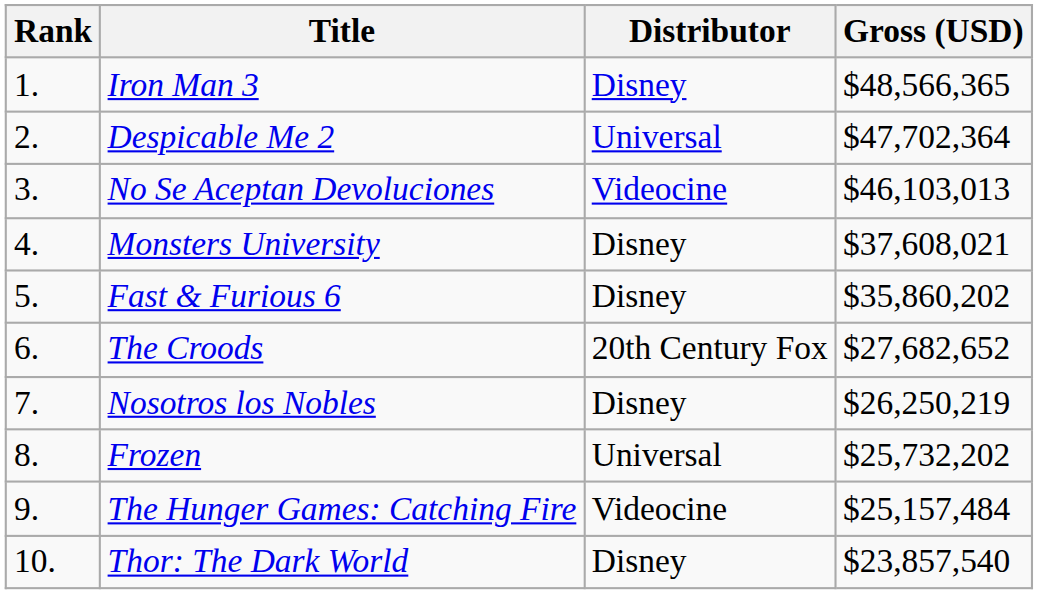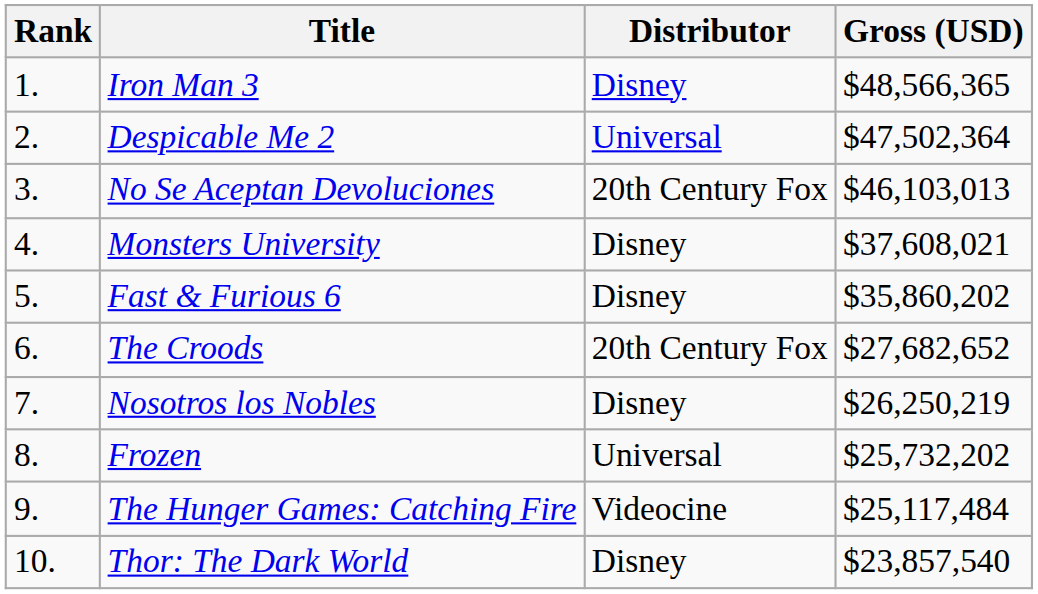(927, 137) $47,702,364 -> (927, 137) $47,502,364
(659, 190) Videocine -> (710, 190) 20th Century Fox
(927, 508) $25,157,484 -> (926, 508) $25,117,484
